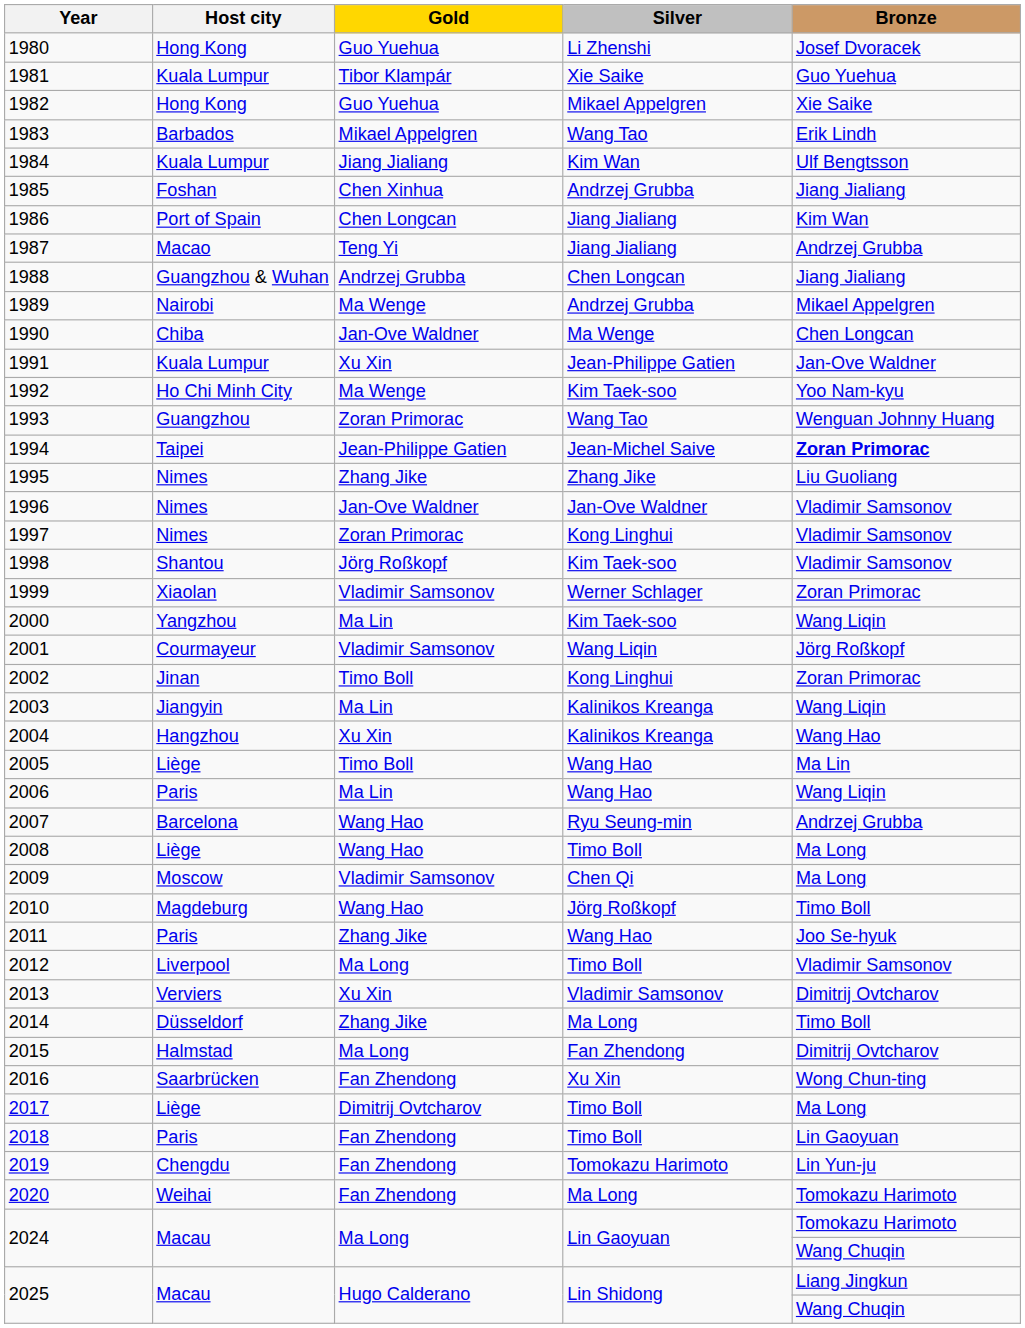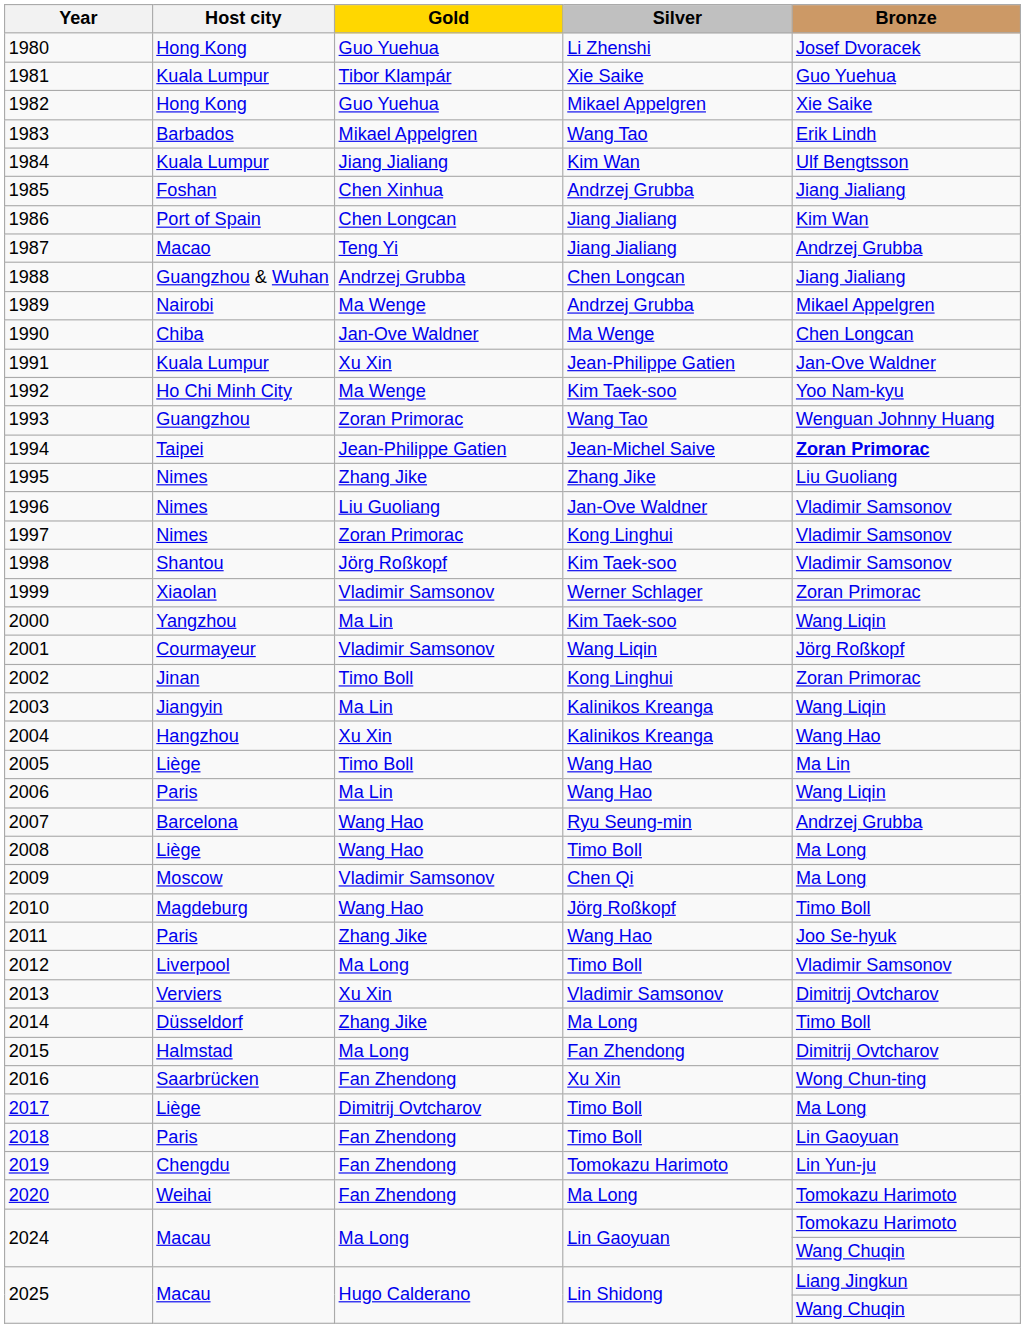(409, 506) Jan-Ove Waldner -> (389, 506) Liu Guoliang
